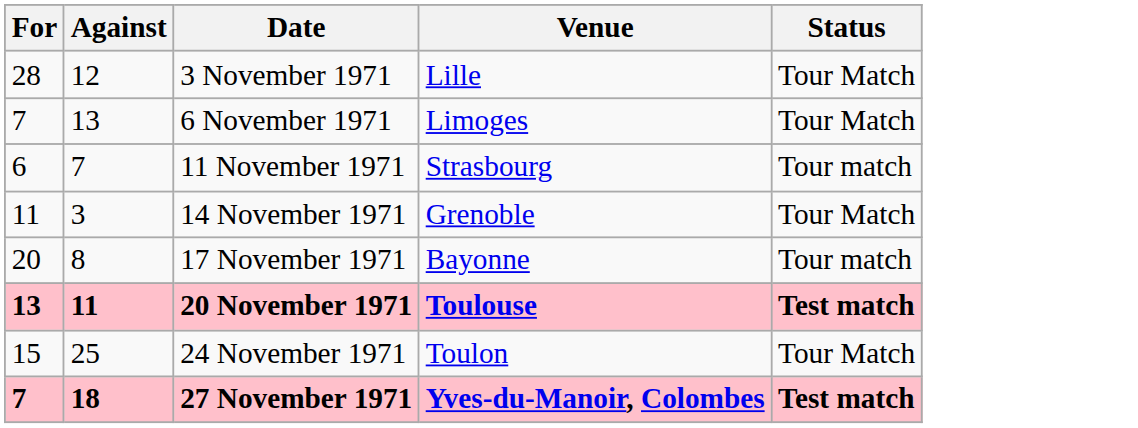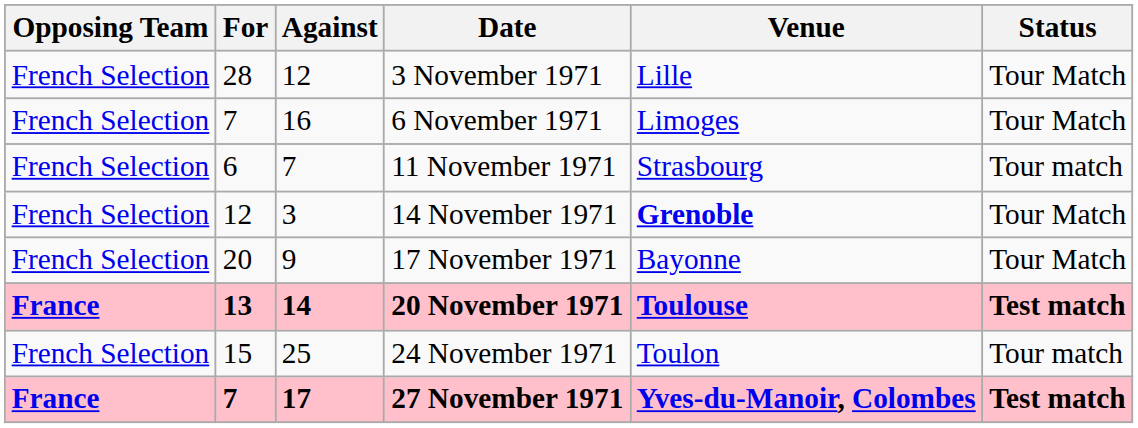+ column: (110, 27)
(85, 120) 13 -> (296, 120) 16
(26, 213) 11 -> (237, 213) 12
(480, 213) normal -> (695, 213) bold
(78, 259) 8 -> (289, 259) 9
(845, 259) Tour match -> (1058, 259) Tour Match
(85, 306) 11 -> (296, 306) 14
(847, 352) Tour Match -> (1056, 352) Tour match
(85, 399) 18 -> (296, 399) 17
